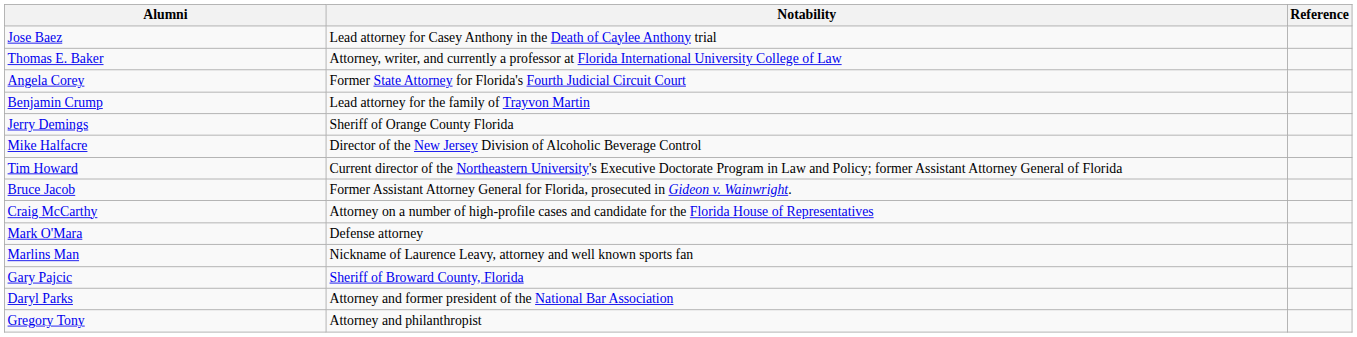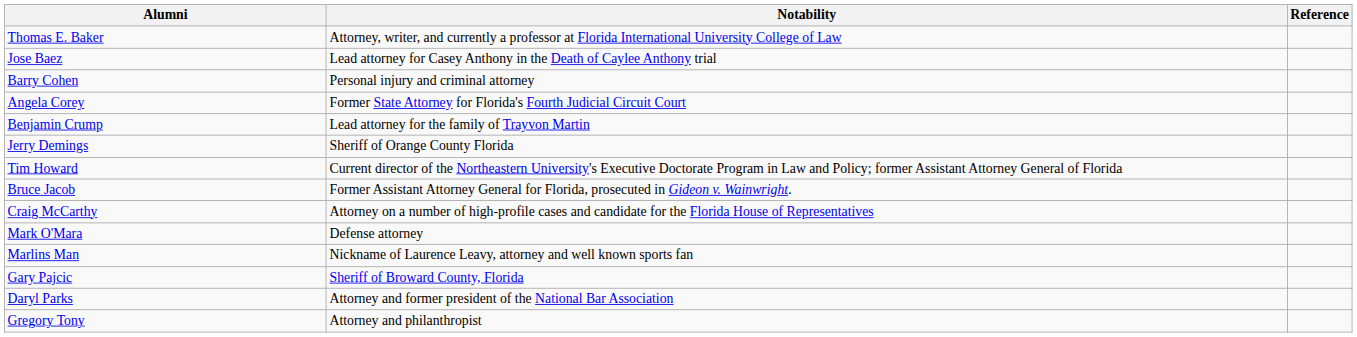rows swapped: (35, 37) <-> (56, 59)
+ row: (43, 80)
- row: (48, 146)
